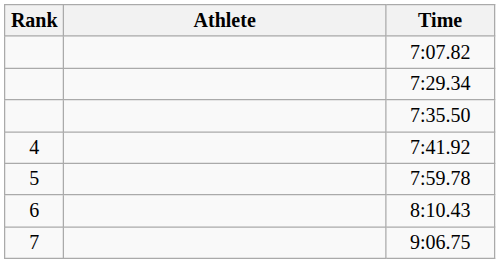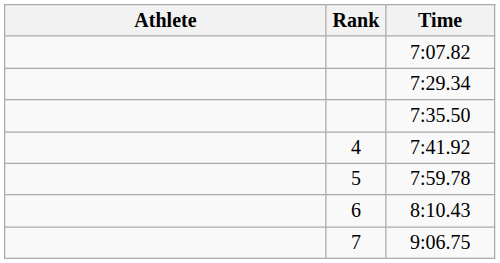columns swapped: (34, 20) <-> (225, 20)
